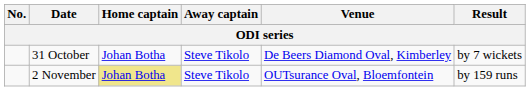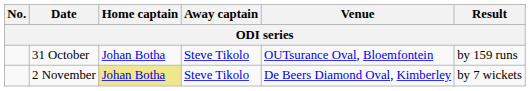(358, 55) De Beers Diamond Oval, Kimberley -> (349, 55) OUTsurance Oval, Bloemfontein
(490, 55) by 7 wickets -> (487, 55) by 159 runs
(349, 75) OUTsurance Oval, Bloemfontein -> (358, 75) De Beers Diamond Oval, Kimberley
(487, 75) by 159 runs -> (490, 75) by 7 wickets
